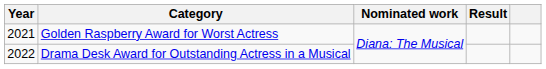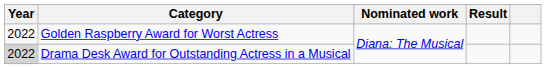(21, 34) 2021 -> (21, 34) 2022
(21, 53) no background -> (21, 53) lightgrey background
